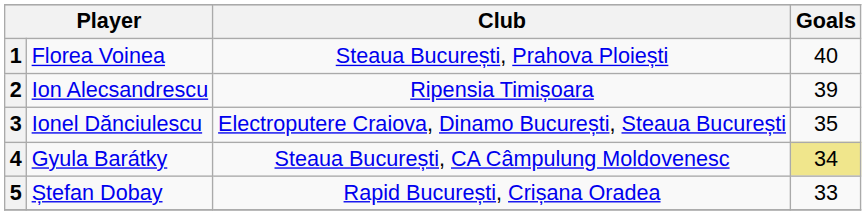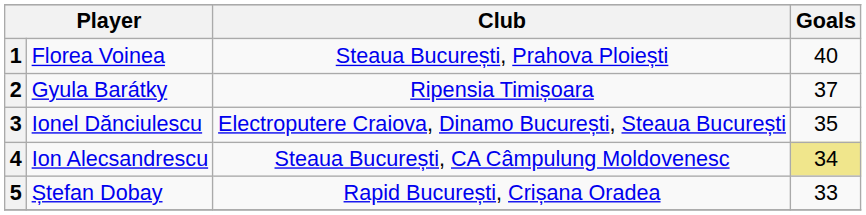(120, 90) Ion Alecsandrescu -> (99, 90) Gyula Barátky
(826, 90) 39 -> (826, 90) 37
(99, 158) Gyula Barátky -> (120, 158) Ion Alecsandrescu
